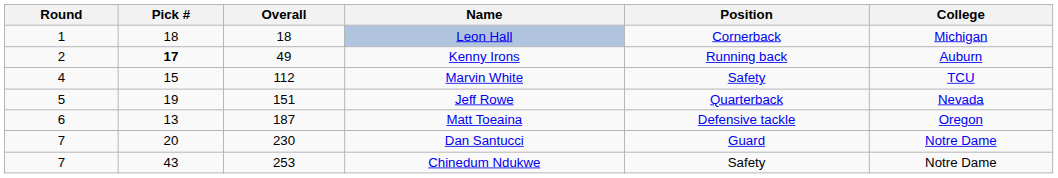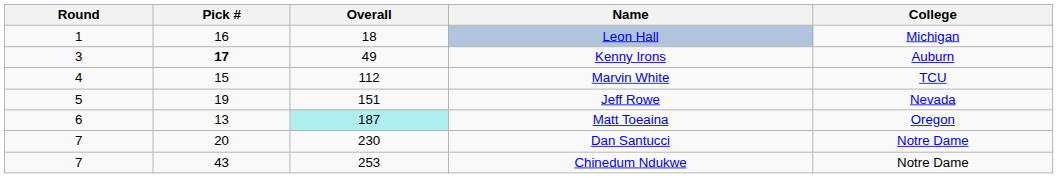- column: (747, 15)
(171, 36) 18 -> (222, 36) 16
(61, 57) 2 -> (79, 57) 3
(284, 120) no background -> (369, 120) paleturquoise background
